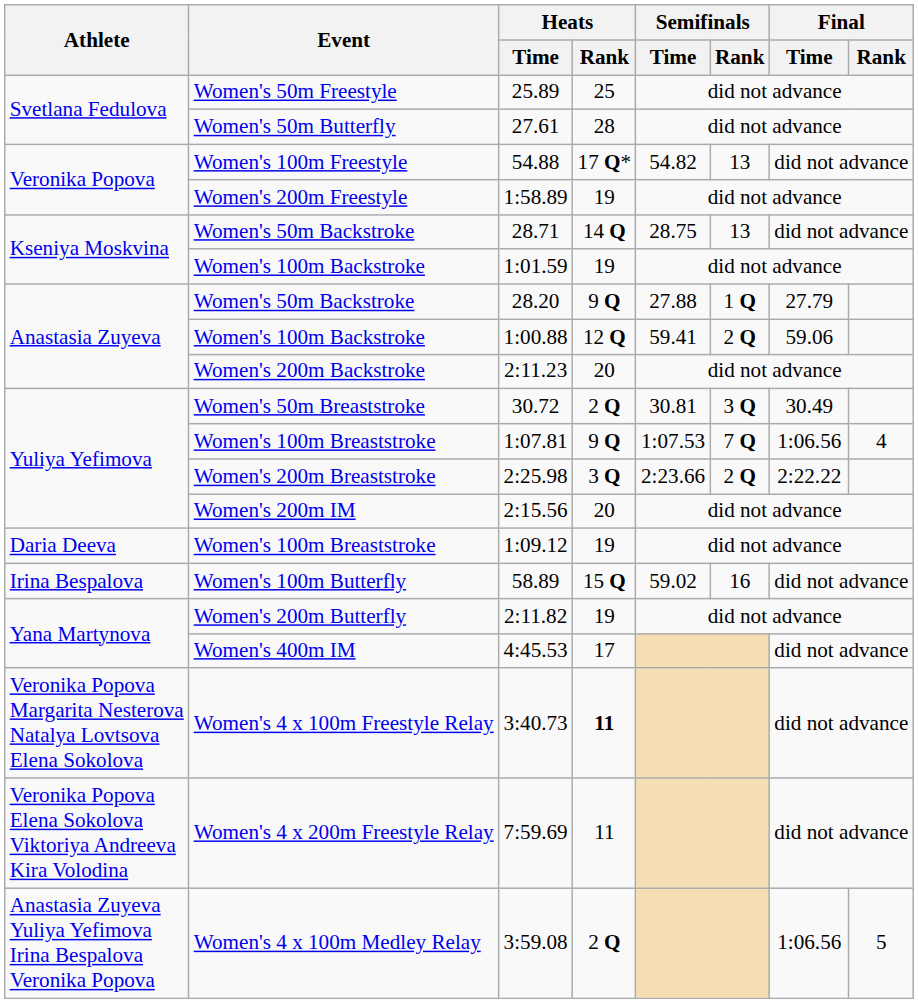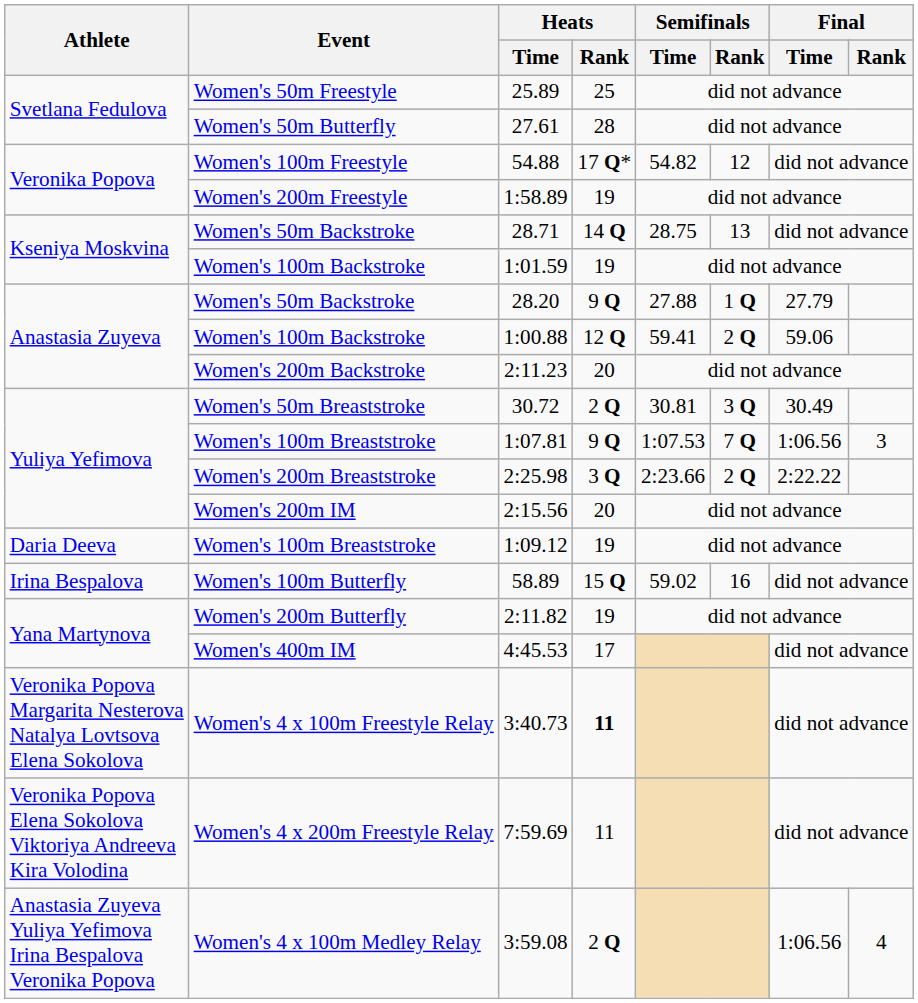(740, 161) 13 -> (740, 161) 12
(881, 441) 4 -> (881, 441) 3
(881, 942) 5 -> (881, 942) 4
